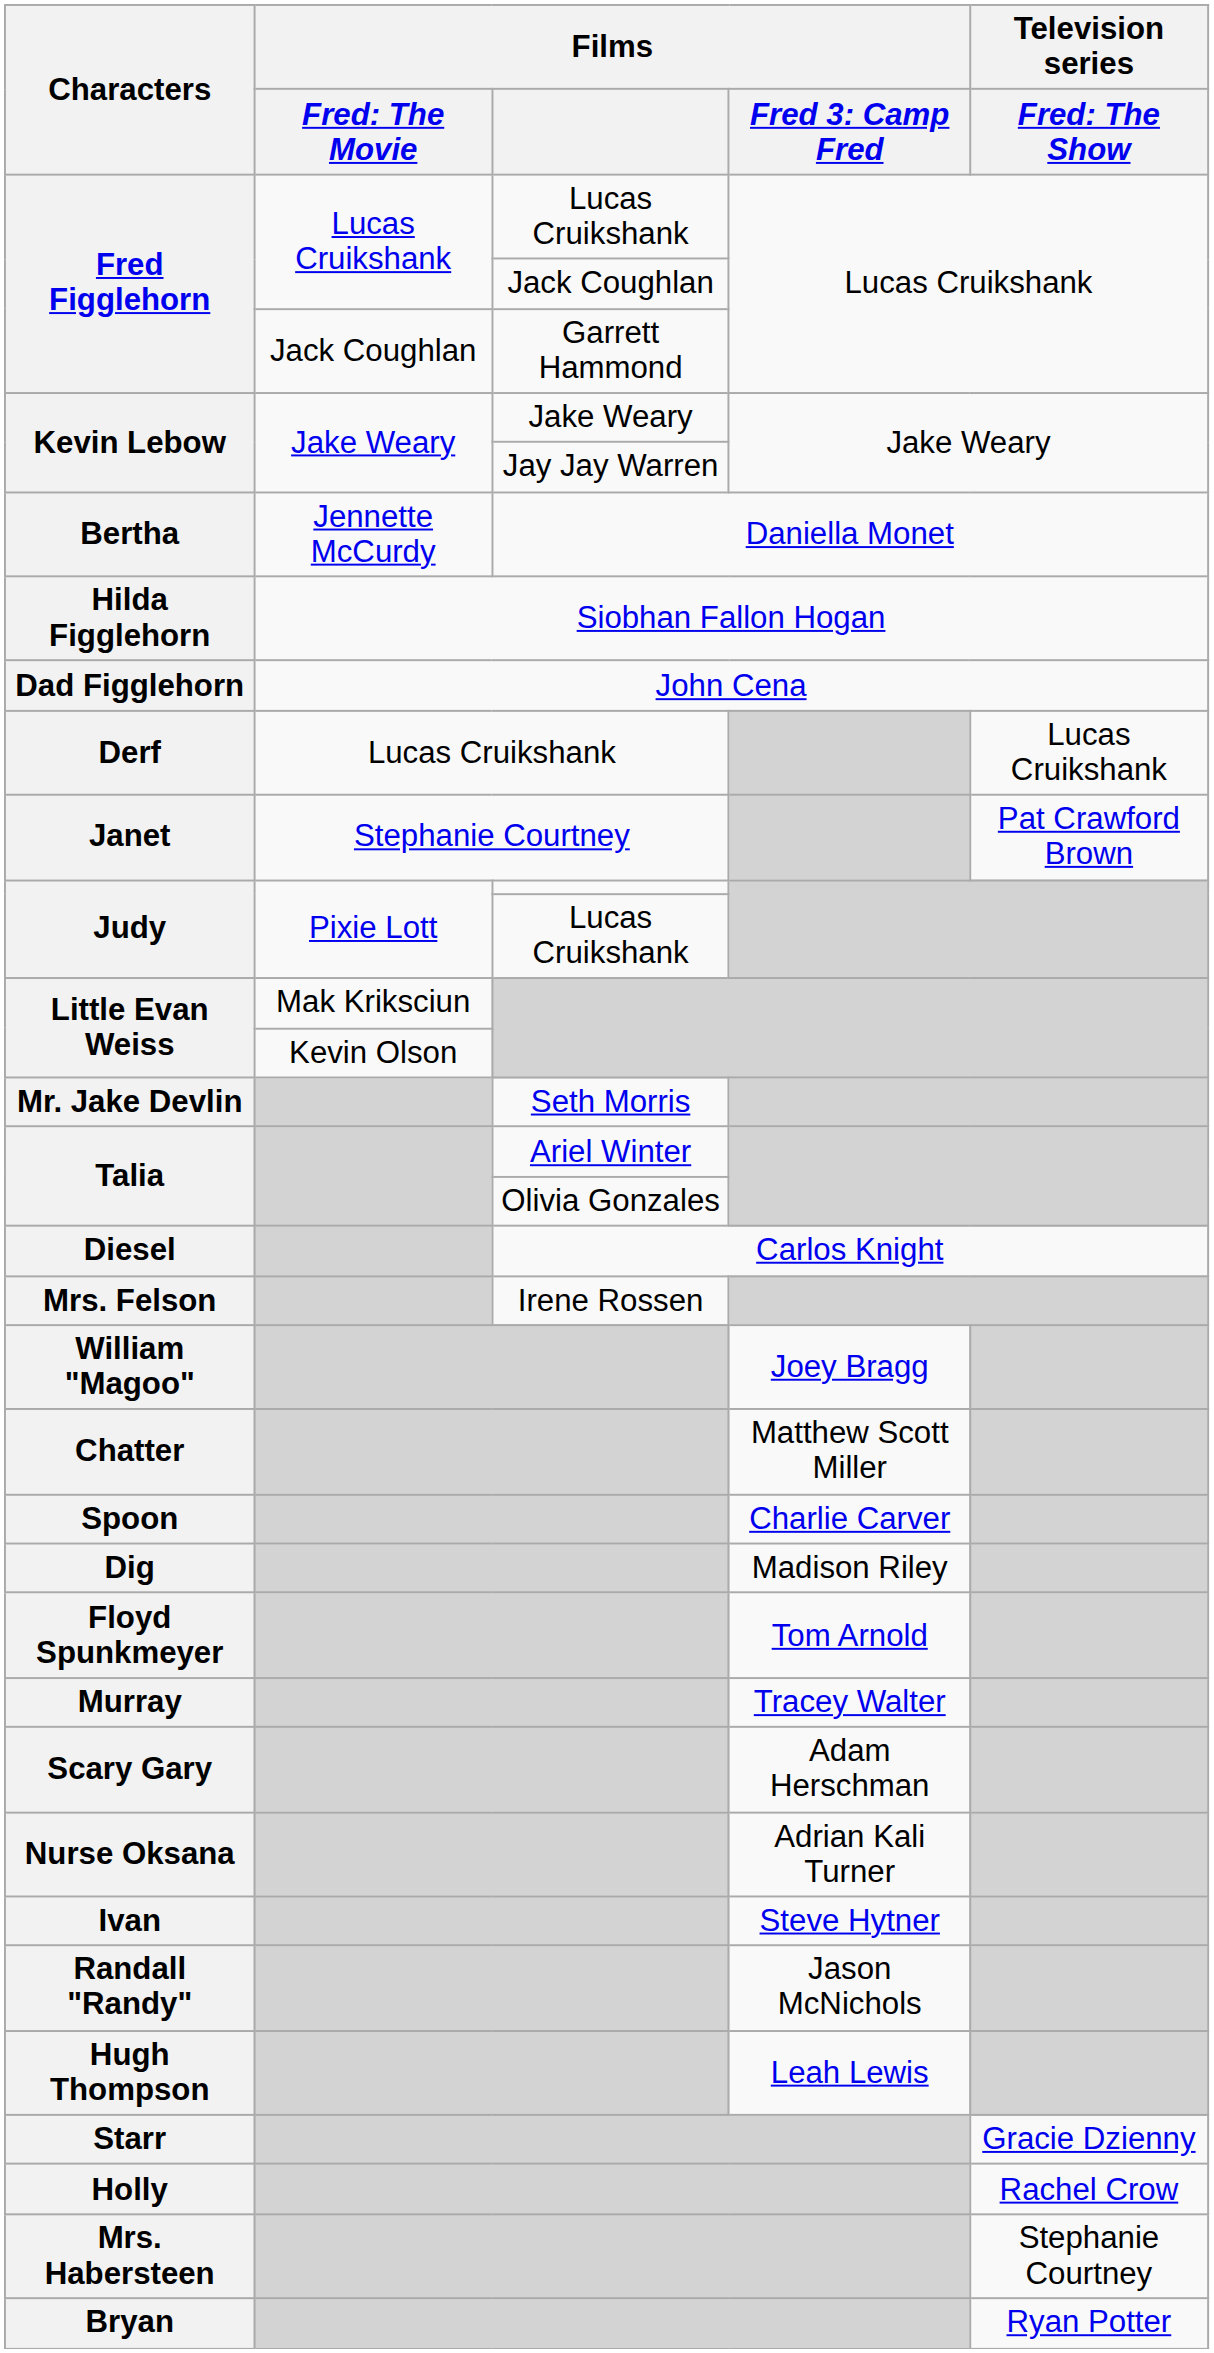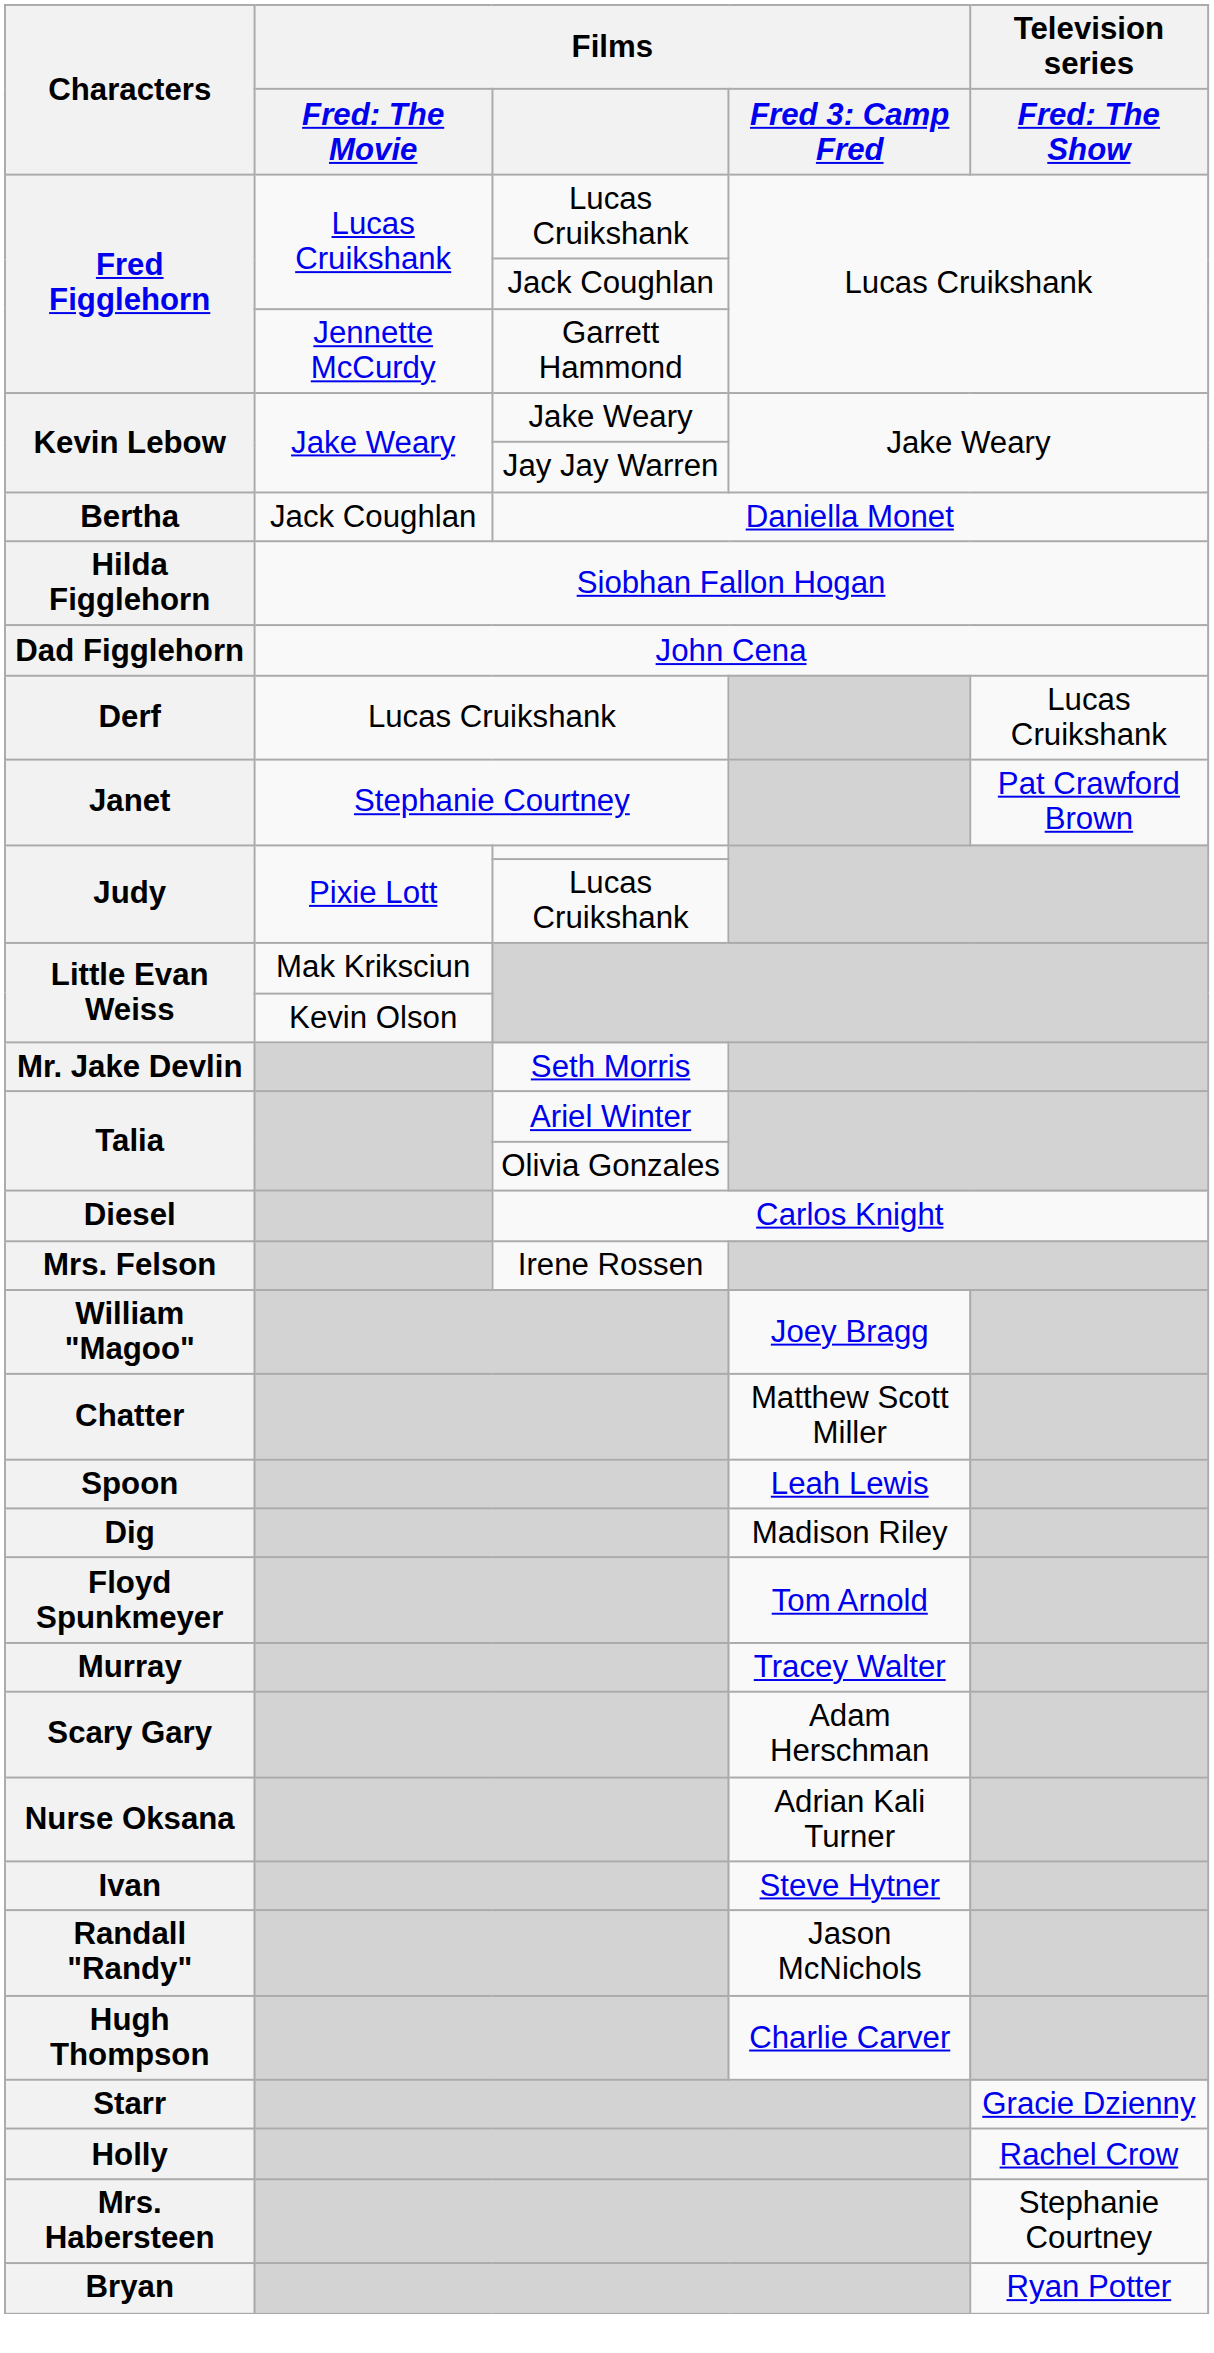(373, 350) Jack Coughlan -> (373, 350) Jennette McCurdy
(373, 533) Jennette McCurdy -> (373, 516) Jack Coughlan
(850, 1518) Charlie Carver -> (850, 1483) Leah Lewis
(850, 2072) Leah Lewis -> (850, 2037) Charlie Carver
